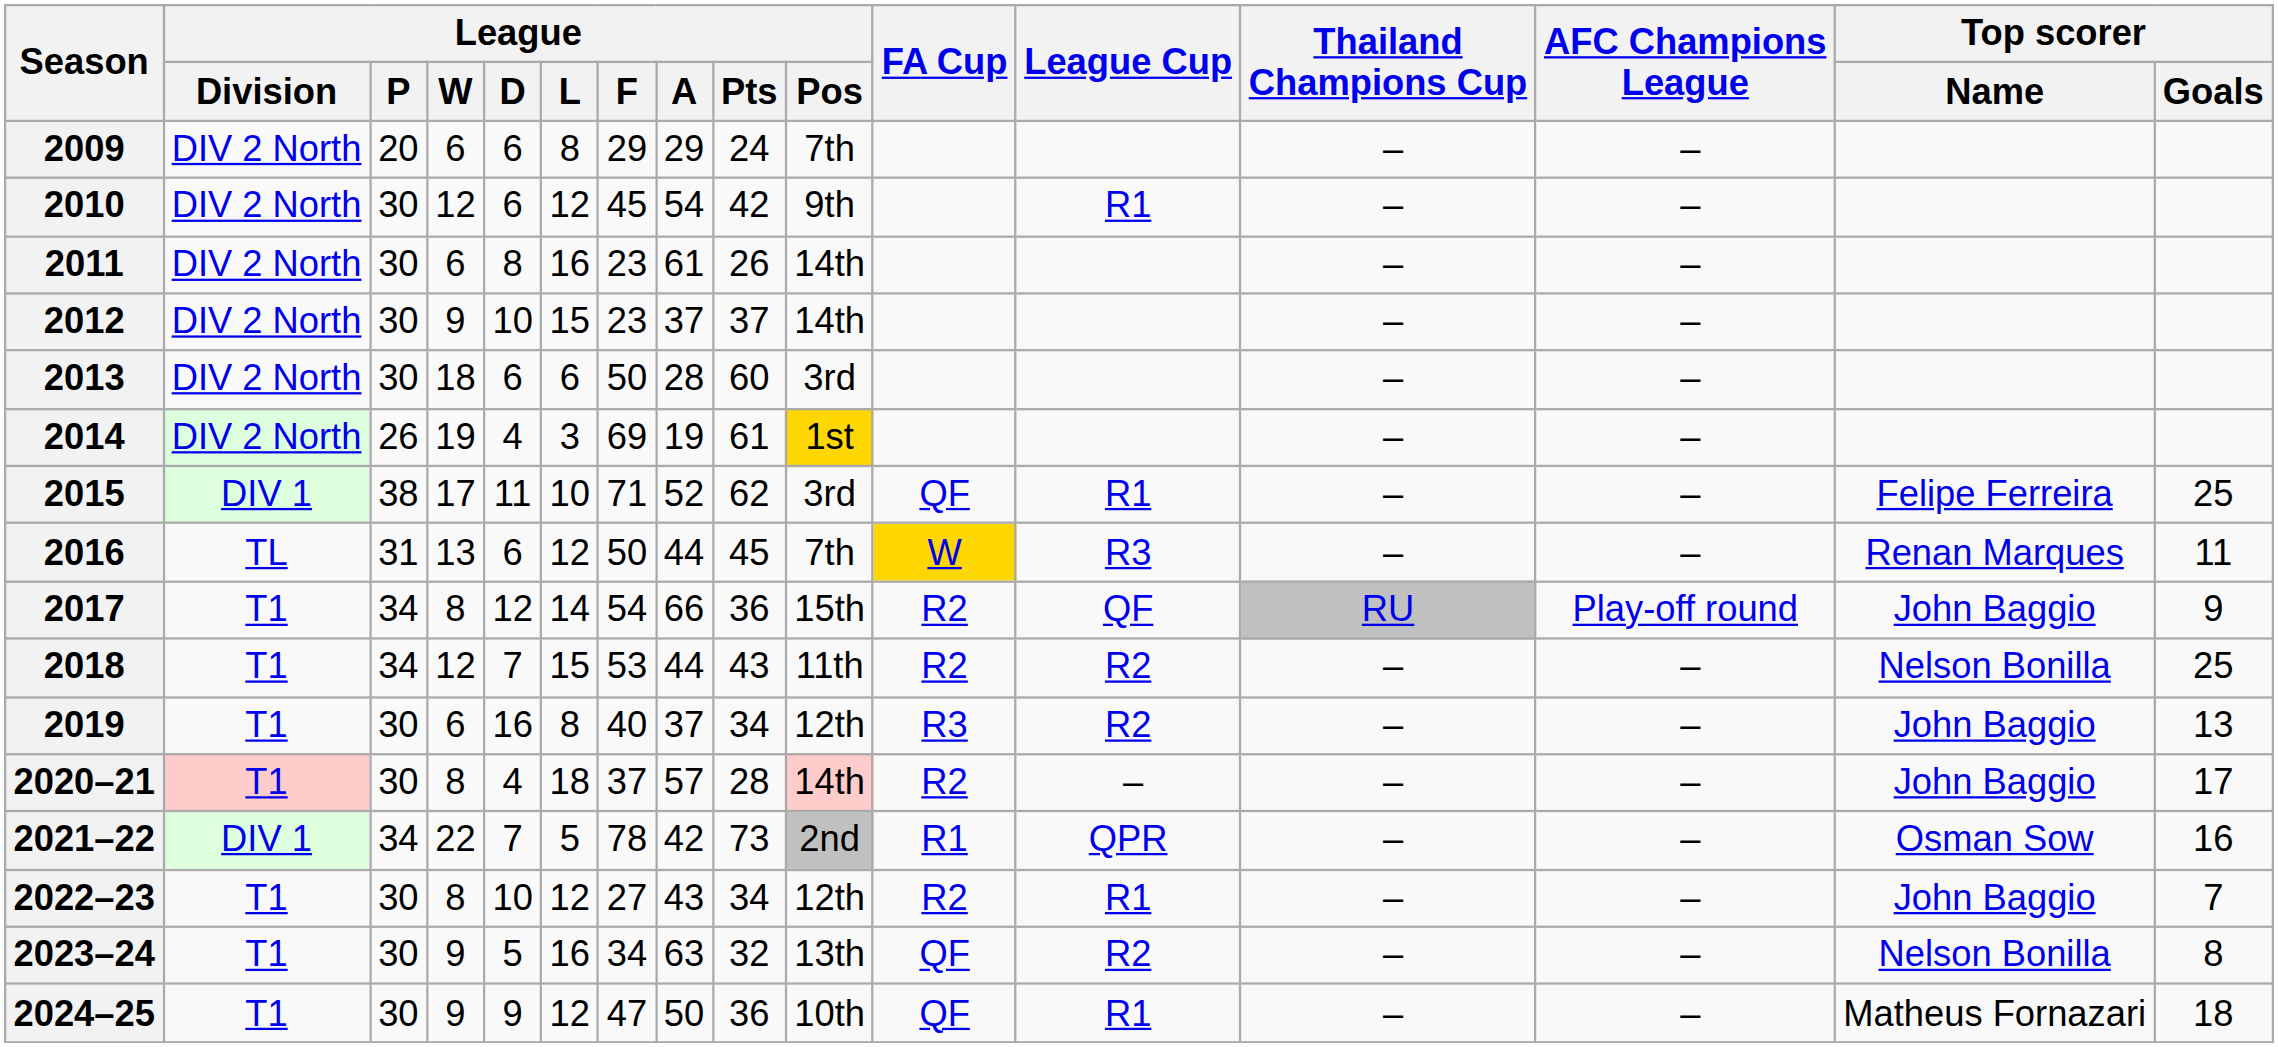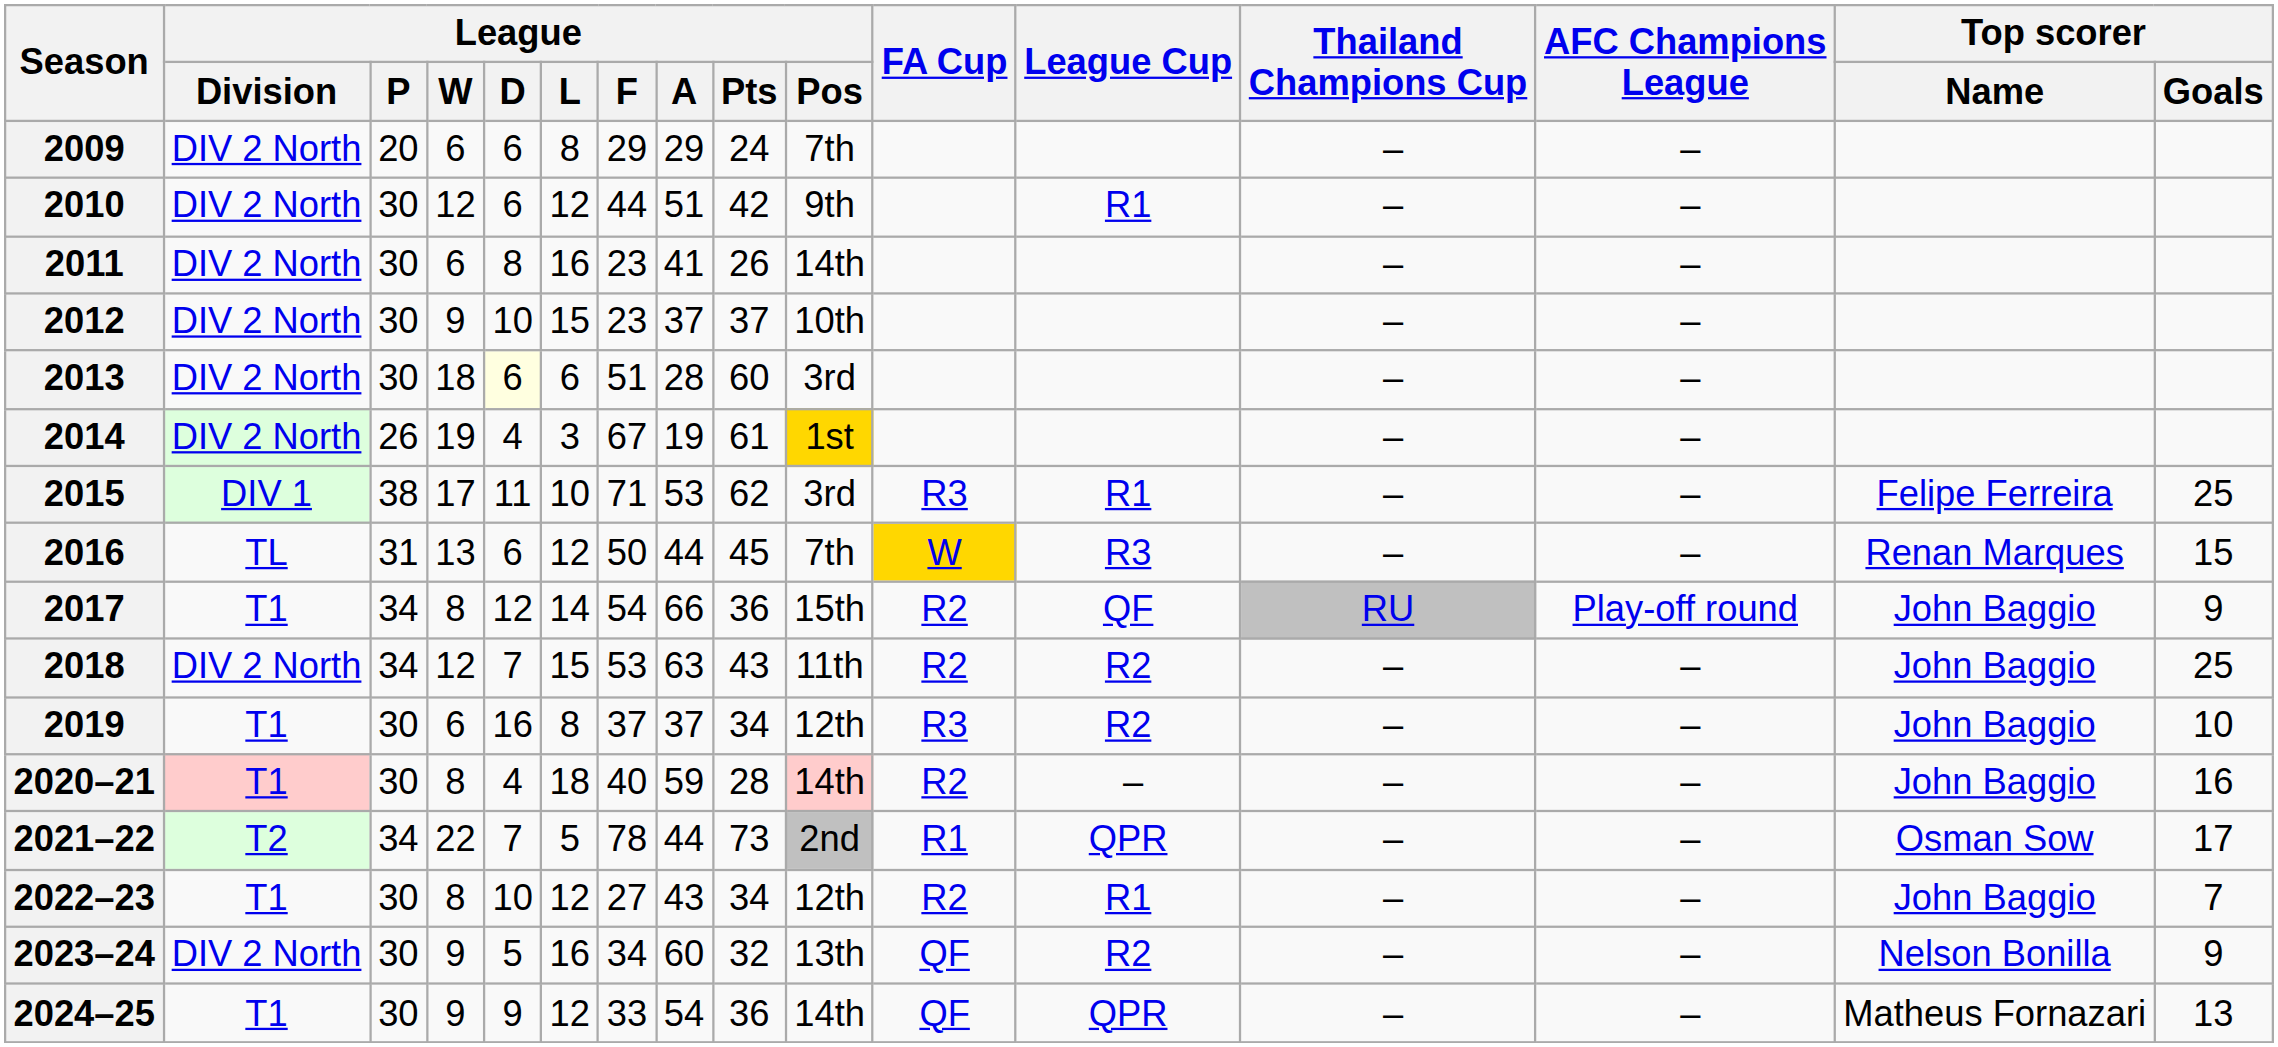(627, 206) 45 -> (627, 206) 44
(684, 206) 54 -> (684, 206) 51
(684, 263) 61 -> (684, 263) 41
(830, 321) 14th -> (830, 321) 10th
(513, 378) no background -> (513, 378) lightyellow background
(627, 378) 50 -> (627, 378) 51
(627, 436) 69 -> (627, 436) 67
(684, 494) 52 -> (684, 494) 53
(945, 494) QF -> (945, 494) R3
(2213, 551) 11 -> (2213, 551) 15
(267, 666) T1 -> (267, 666) DIV 2 North
(684, 666) 44 -> (684, 666) 63
(1995, 666) Nelson Bonilla -> (1995, 666) John Baggio
(627, 724) 40 -> (627, 724) 37
(2213, 724) 13 -> (2213, 724) 10
(627, 782) 37 -> (627, 782) 40
(684, 782) 57 -> (684, 782) 59
(2213, 782) 17 -> (2213, 782) 16
(267, 839) DIV 1 -> (267, 839) T2
(684, 839) 42 -> (684, 839) 44
(2213, 839) 16 -> (2213, 839) 17
(267, 954) T1 -> (267, 954) DIV 2 North
(684, 954) 63 -> (684, 954) 60
(2213, 954) 8 -> (2213, 954) 9
(627, 1012) 47 -> (627, 1012) 33
(684, 1012) 50 -> (684, 1012) 54
(830, 1012) 10th -> (830, 1012) 14th
(1128, 1012) R1 -> (1128, 1012) QPR
(2213, 1012) 18 -> (2213, 1012) 13
